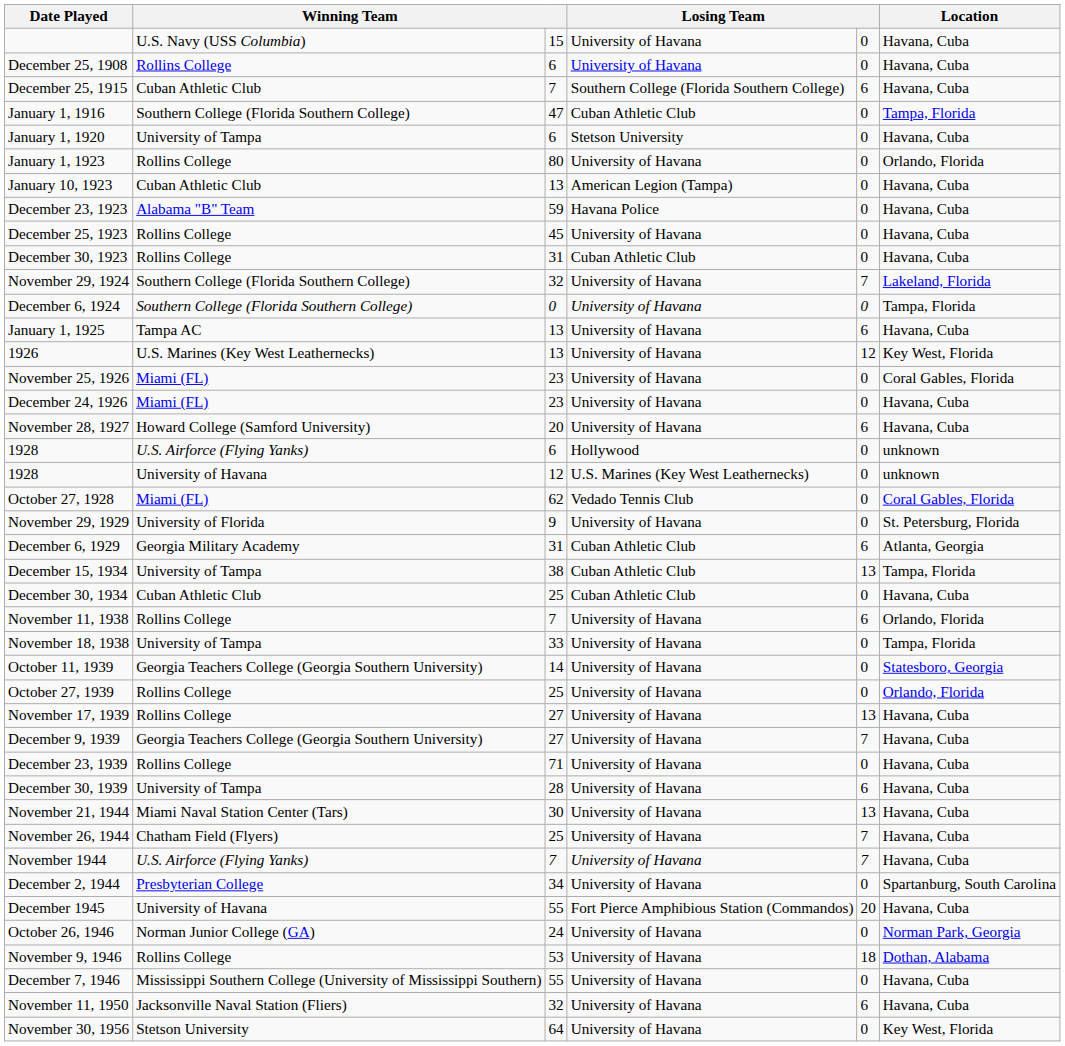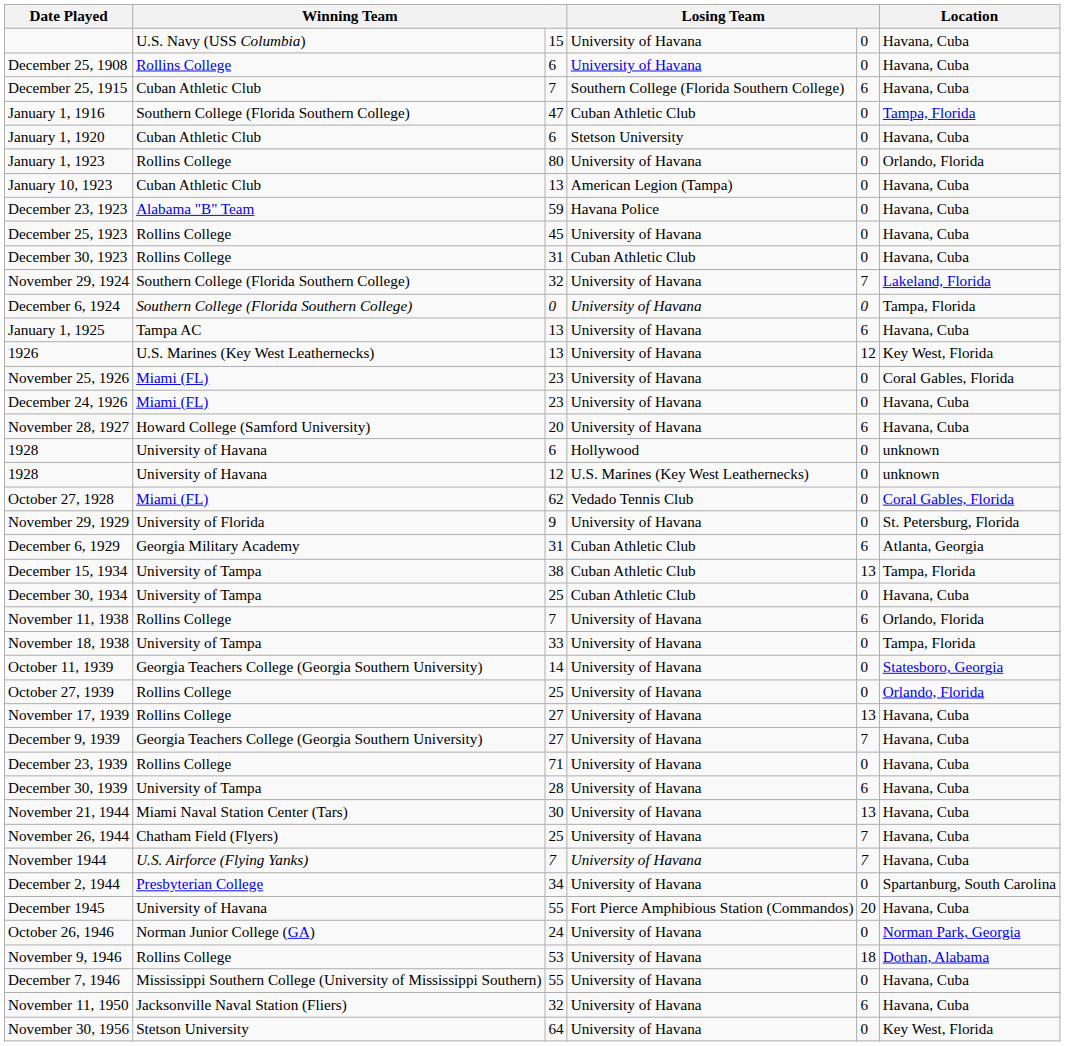(199, 137) University of Tampa -> (199, 137) Cuban Athletic Club
(222, 450) U.S. Airforce (Flying Yanks) -> (202, 450) University of Havana
(199, 595) Cuban Athletic Club -> (199, 595) University of Tampa
